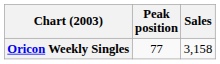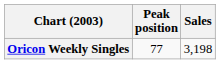(198, 48) 3,158 -> (198, 48) 3,198
